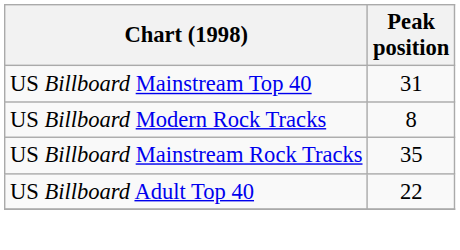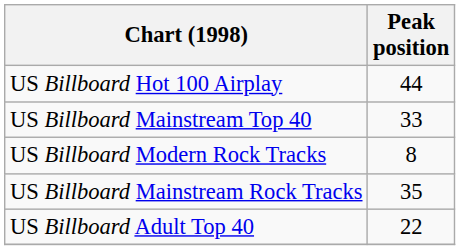+ row: (146, 83)
(411, 83) 31 -> (411, 119) 33
